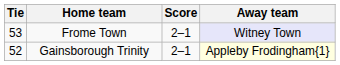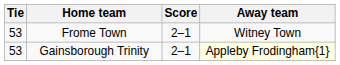(268, 32) lavender background -> (268, 32) no background
(16, 51) 52 -> (16, 51) 53
